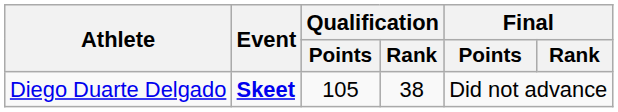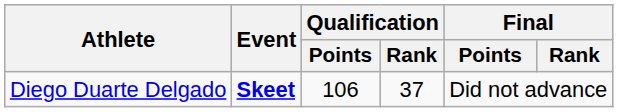(340, 90) 105 -> (340, 90) 106
(412, 90) 38 -> (412, 90) 37
